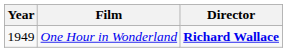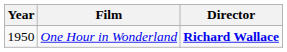(21, 36) 1949 -> (21, 36) 1950
